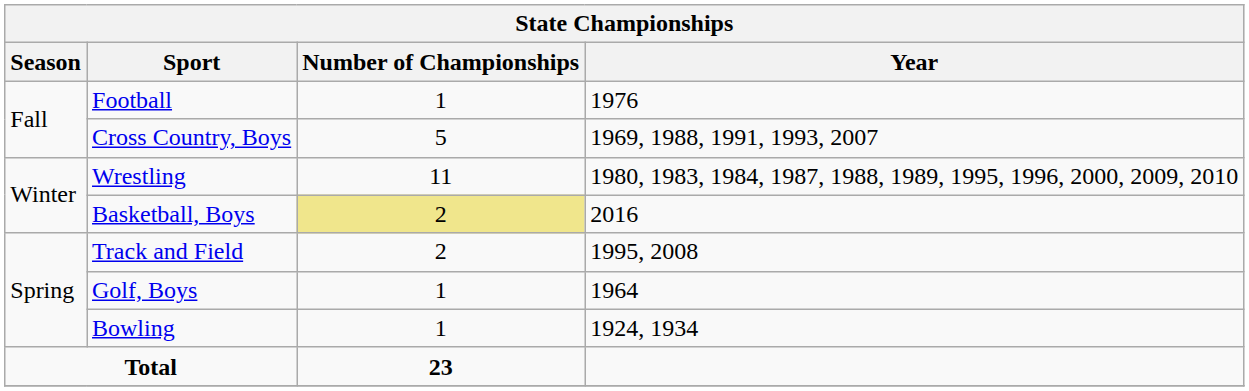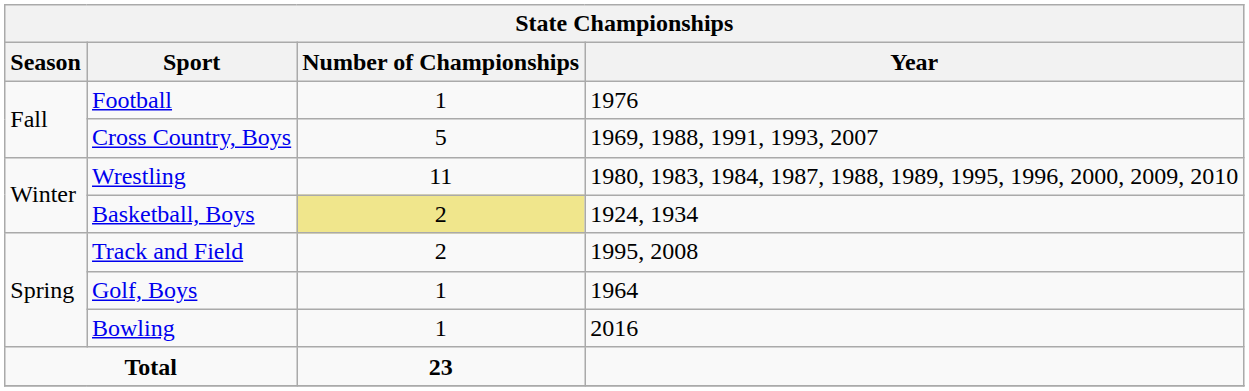(614, 213) 2016 -> (644, 213) 1924, 1934
(644, 328) 1924, 1934 -> (614, 328) 2016
